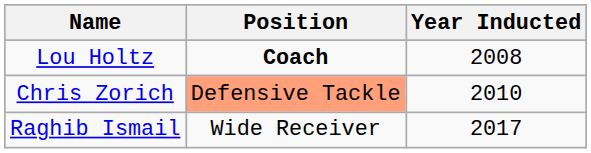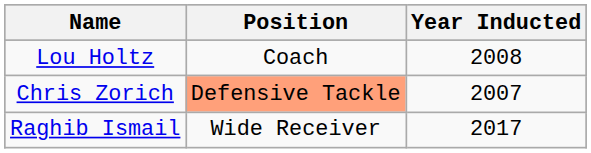(296, 58) bold -> (296, 58) normal
(496, 94) 2010 -> (496, 94) 2007
